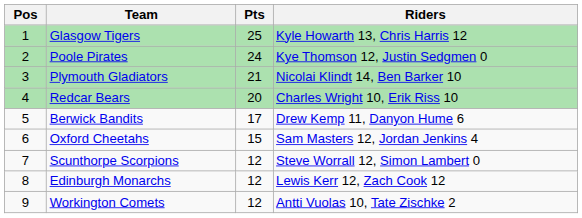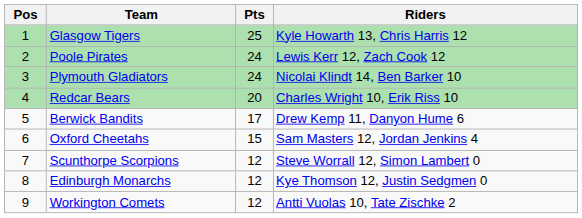(382, 56) Kye Thomson 12, Justin Sedgmen 0 -> (361, 56) Lewis Kerr 12, Zach Cook 12
(255, 77) 21 -> (255, 77) 24
(361, 181) Lewis Kerr 12, Zach Cook 12 -> (382, 181) Kye Thomson 12, Justin Sedgmen 0
